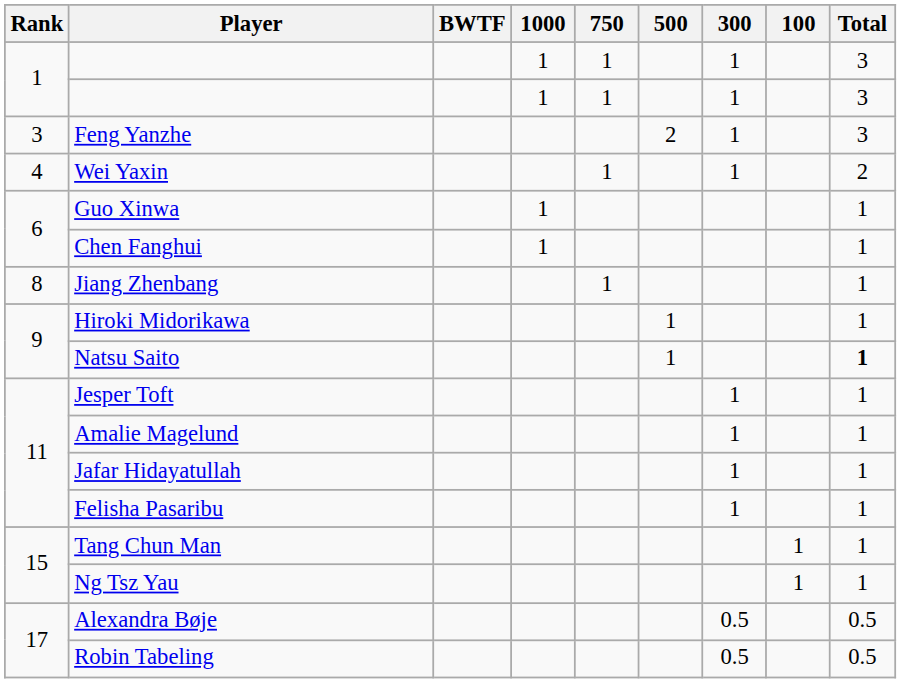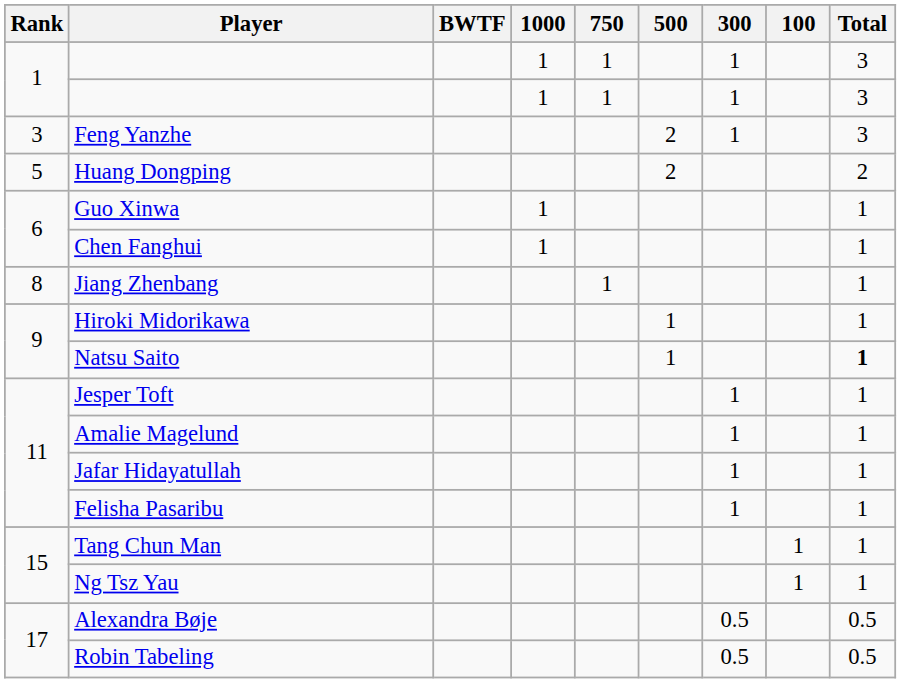- row: (37, 172)
+ row: (37, 172)
